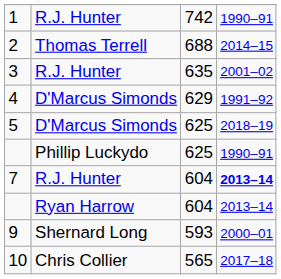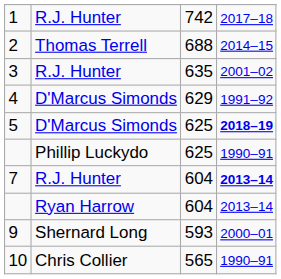(247, 18) 1990–91 -> (247, 18) 2017–18
(247, 126) normal -> (247, 126) bold
(247, 260) 2017–18 -> (247, 260) 1990–91
